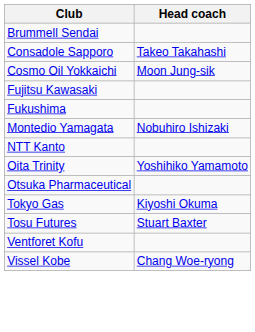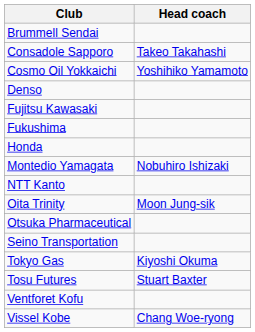(176, 71) Moon Jung-sik -> (192, 71) Yoshihiko Yamamoto
+ row: (24, 90)
+ row: (25, 147)
(192, 166) Yoshihiko Yamamoto -> (176, 204) Moon Jung-sik
+ row: (63, 242)
